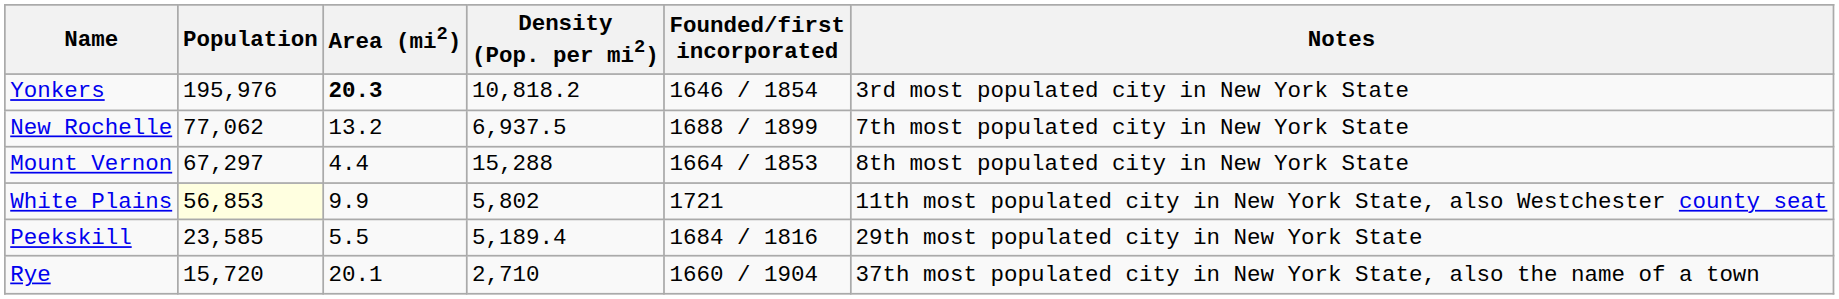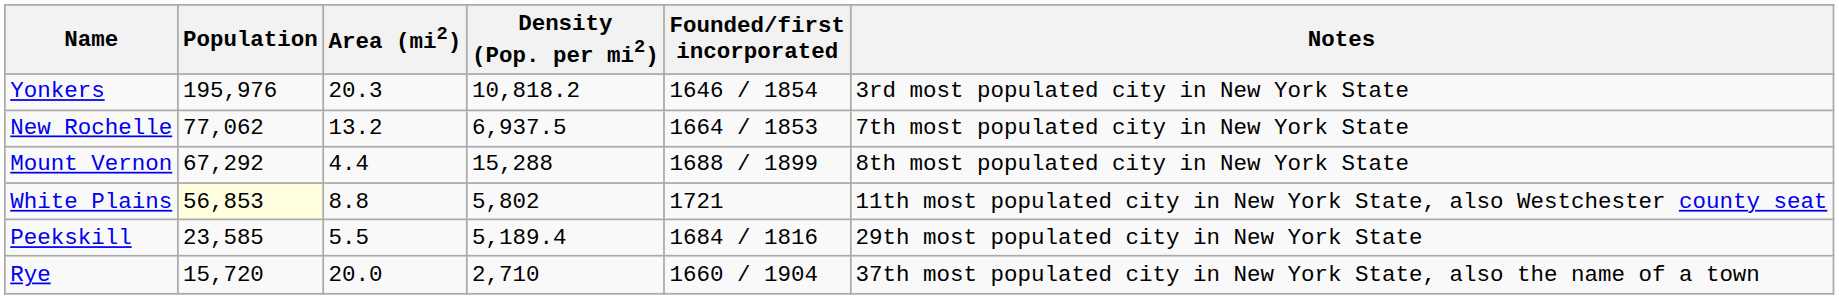(356, 92) bold -> (356, 92) normal
(744, 128) 1688 / 1899 -> (744, 128) 1664 / 1853
(223, 165) 67,297 -> (223, 165) 67,292
(744, 165) 1664 / 1853 -> (744, 165) 1688 / 1899
(349, 202) 9.9 -> (349, 202) 8.8
(356, 275) 20.1 -> (356, 275) 20.0
